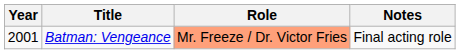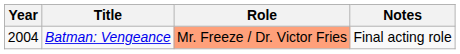(23, 37) 2001 -> (23, 37) 2004
